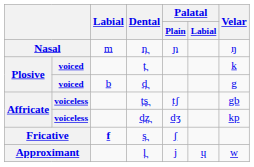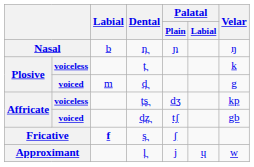(108, 48) m -> (108, 48) b
(71, 66) voiced -> (71, 66) voiceless
(108, 83) b -> (108, 83) m
(175, 100) tʃ -> (175, 100) dʒ
(234, 100) gb -> (234, 100) kp
(71, 118) voiceless -> (71, 118) voiced
(175, 118) dʒ -> (175, 118) tʃ
(234, 118) kp -> (234, 118) gb
